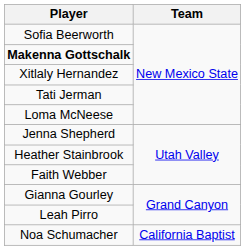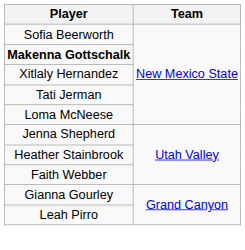- row: (69, 235)
